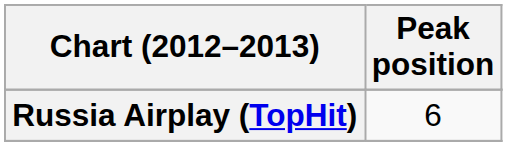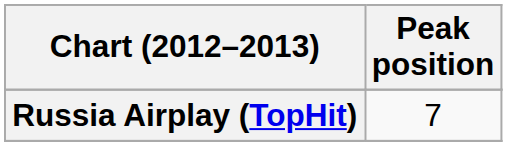(433, 114) 6 -> (433, 114) 7
